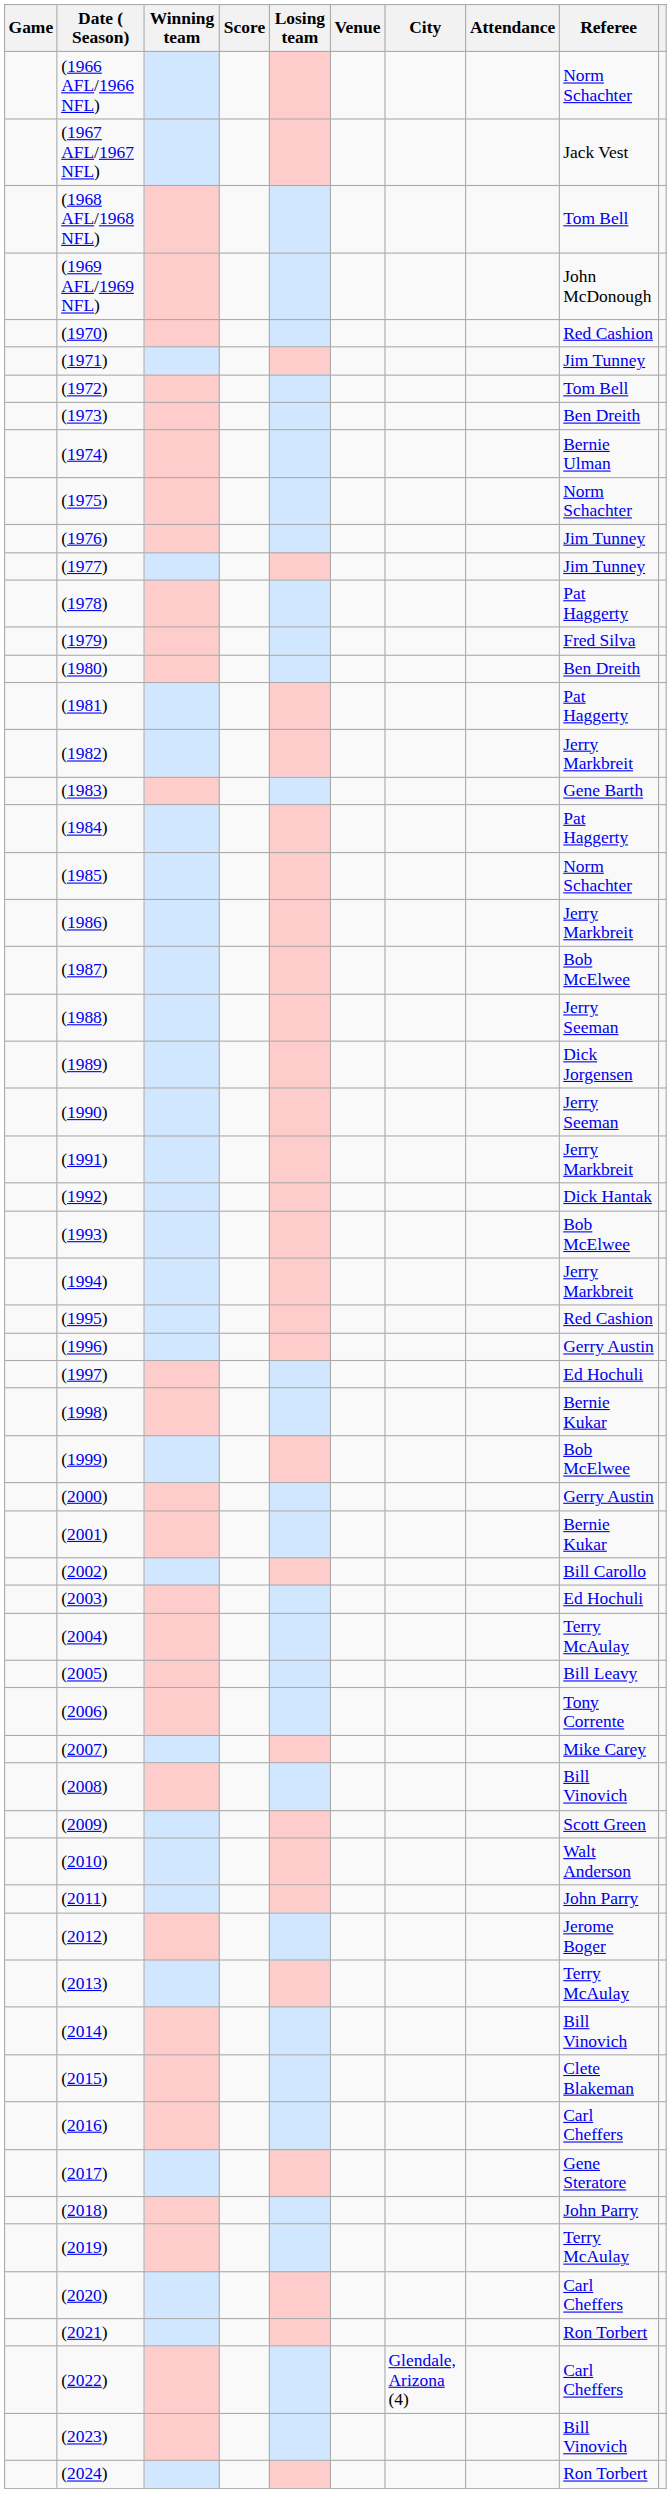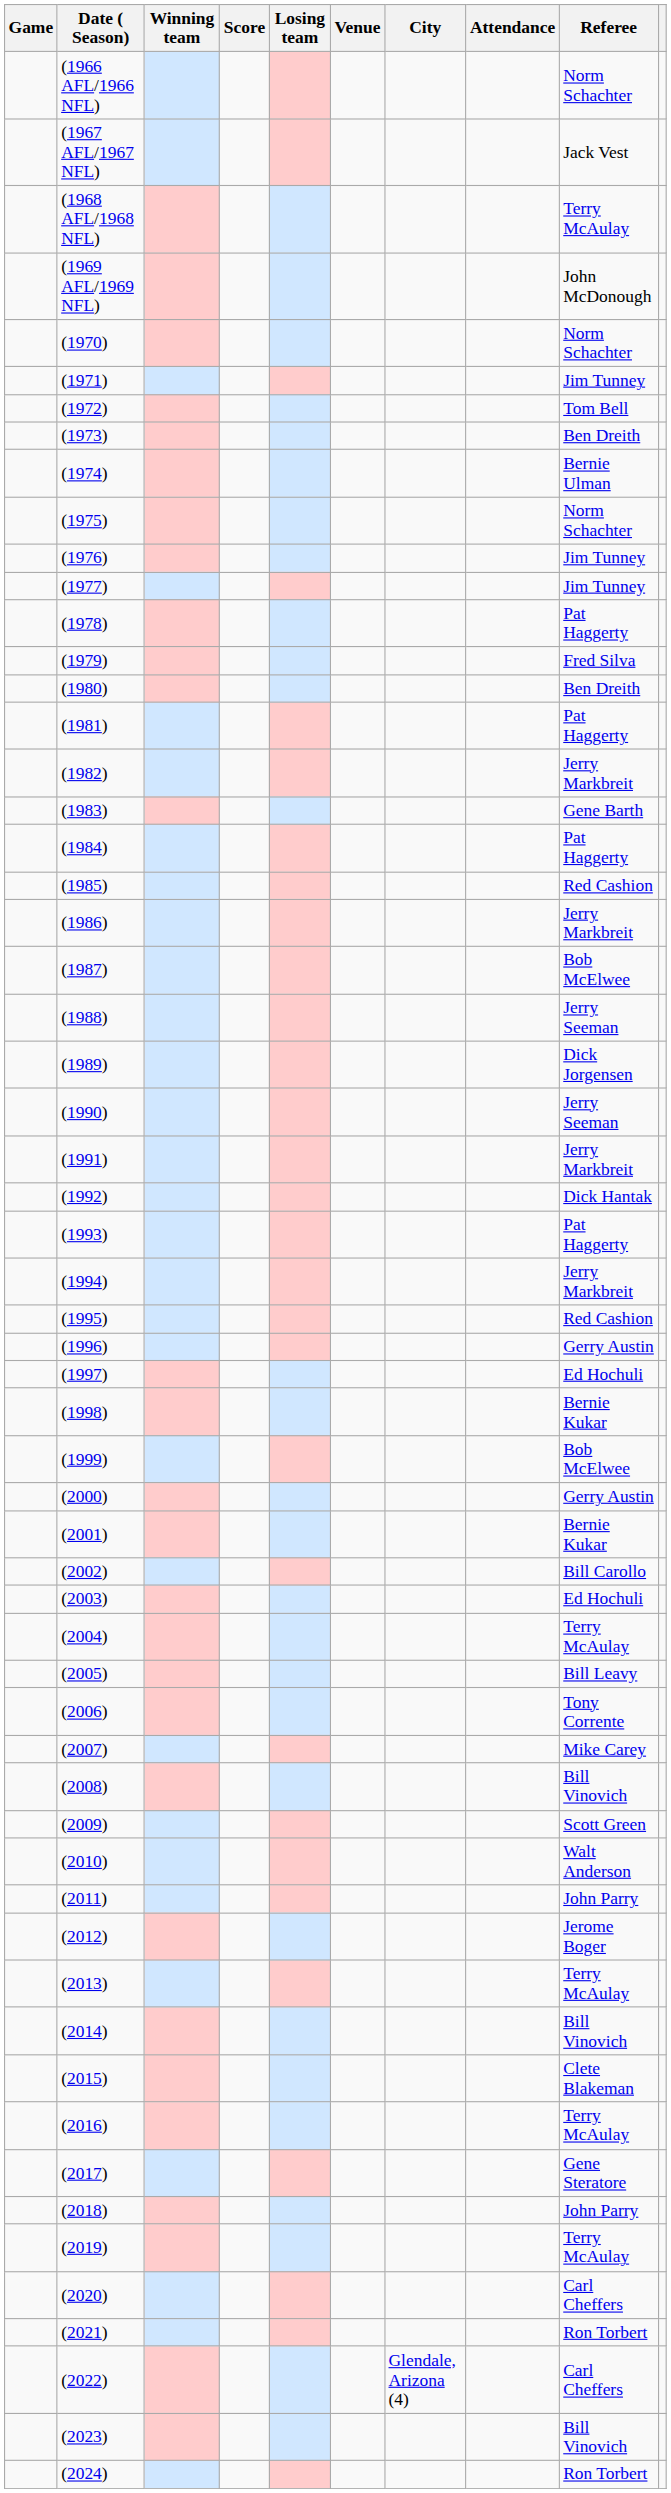(596, 219) Tom Bell -> (596, 219) Terry McAulay
(608, 333) Red Cashion -> (598, 343) Norm Schachter
(598, 875) Norm Schachter -> (608, 885) Red Cashion
(597, 1234) Bob McElwee -> (596, 1234) Pat Haggerty
(593, 2125) Carl Cheffers -> (596, 2125) Terry McAulay
